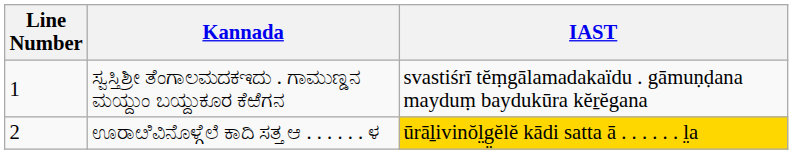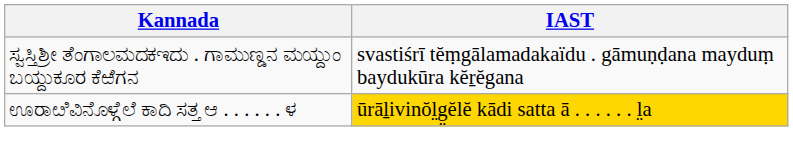- column: (46, 32)
